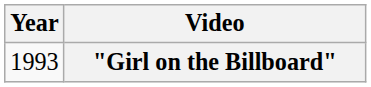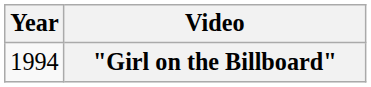(34, 61) 1993 -> (34, 61) 1994
